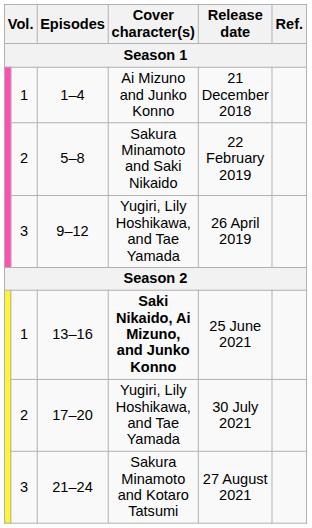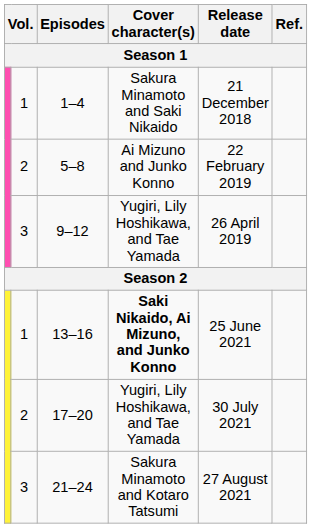(153, 94) Ai Mizuno and Junko Konno -> (153, 103) Sakura Minamoto and Saki Nikaido
(153, 159) Sakura Minamoto and Saki Nikaido -> (153, 167) Ai Mizuno and Junko Konno
